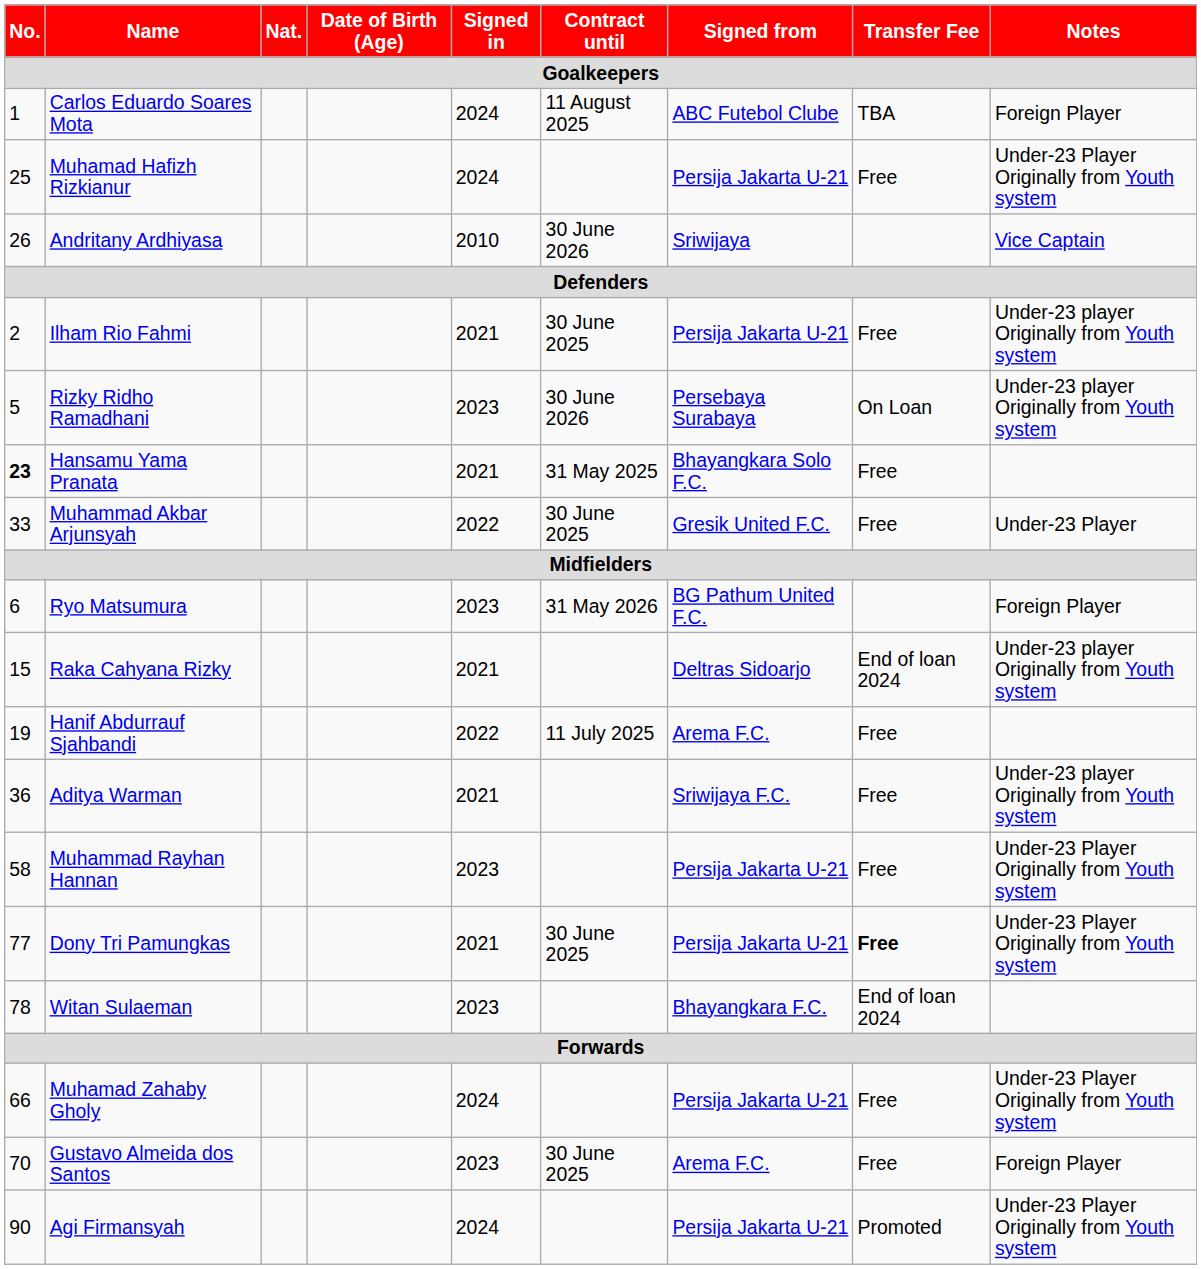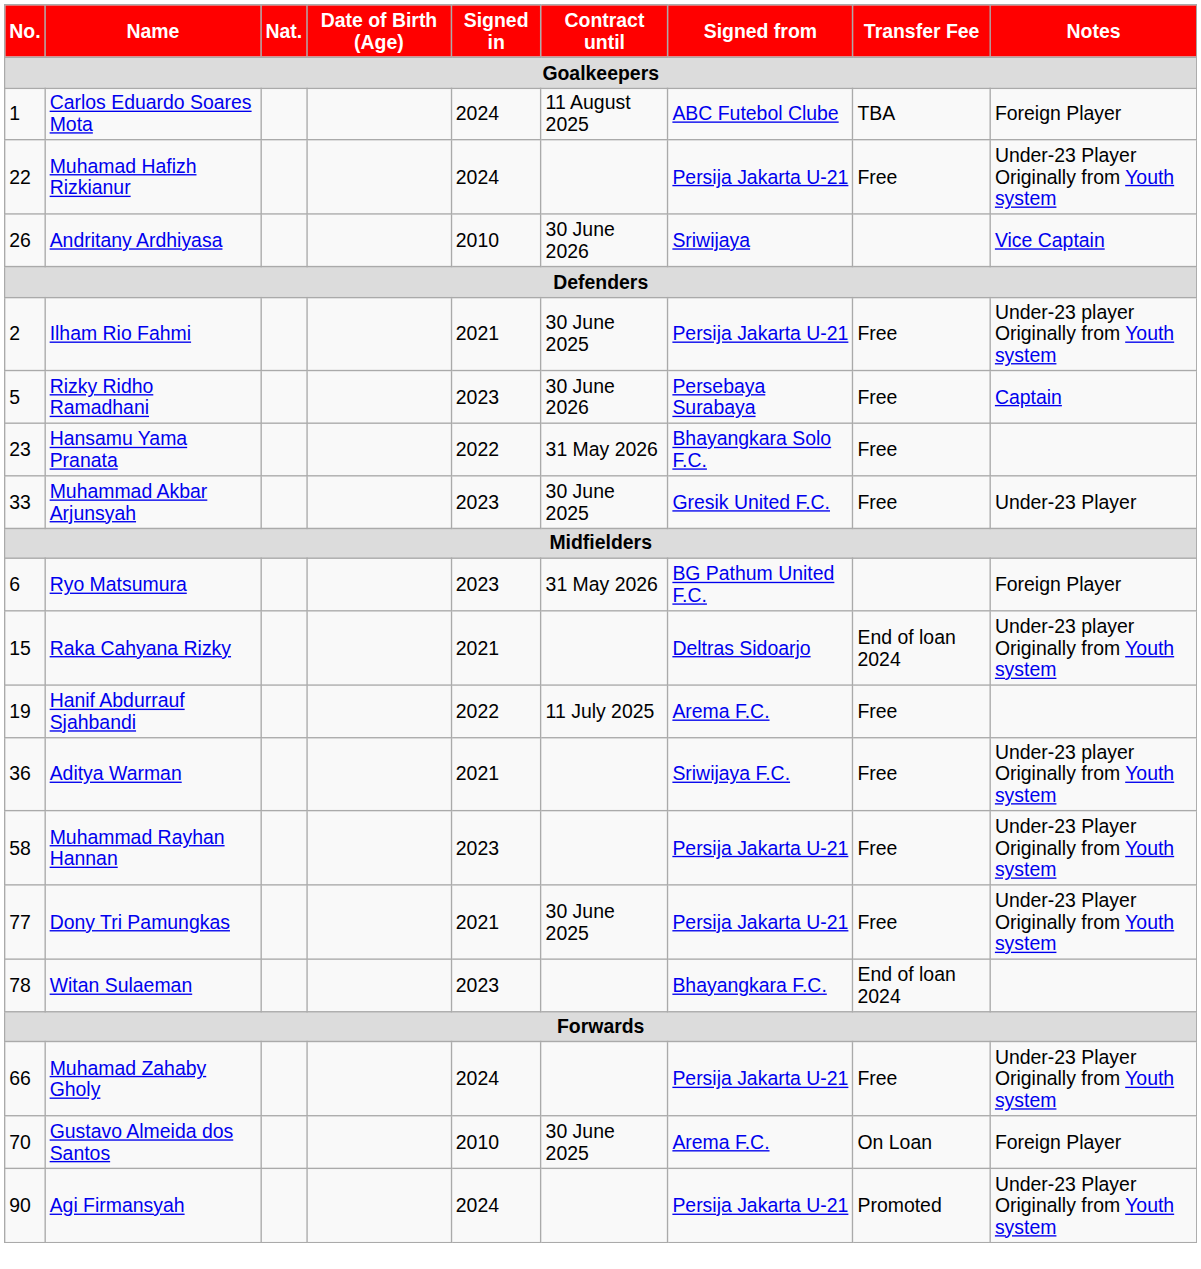(20, 177) 25 -> (20, 177) 22
(895, 408) On Loan -> (877, 397) Free
(1085, 408) Under-23 player Originally from Youth system -> (1028, 397) Captain
(20, 471) bold -> (20, 450) normal
(477, 471) 2021 -> (477, 450) 2022
(602, 471) 31 May 2025 -> (602, 450) 31 May 2026
(477, 524) 2022 -> (477, 502) 2023
(878, 944) bold -> (877, 922) normal
(477, 1164) 2023 -> (477, 1142) 2010
(877, 1164) Free -> (895, 1142) On Loan
